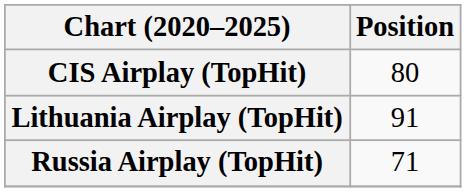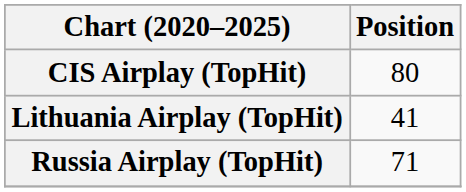(405, 117) 91 -> (405, 117) 41
